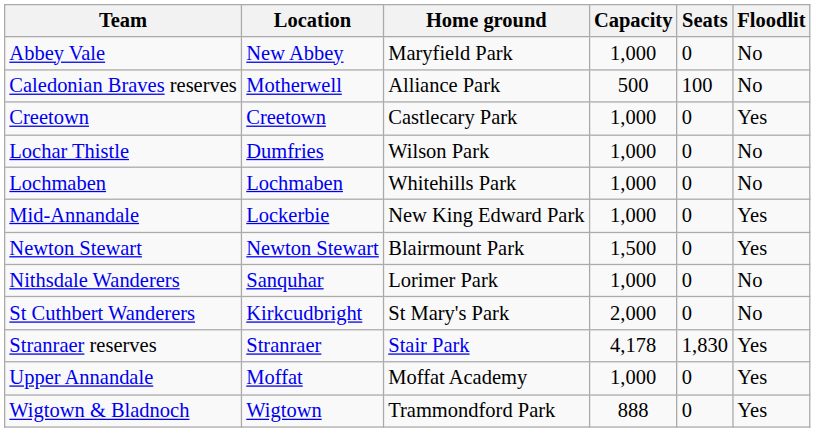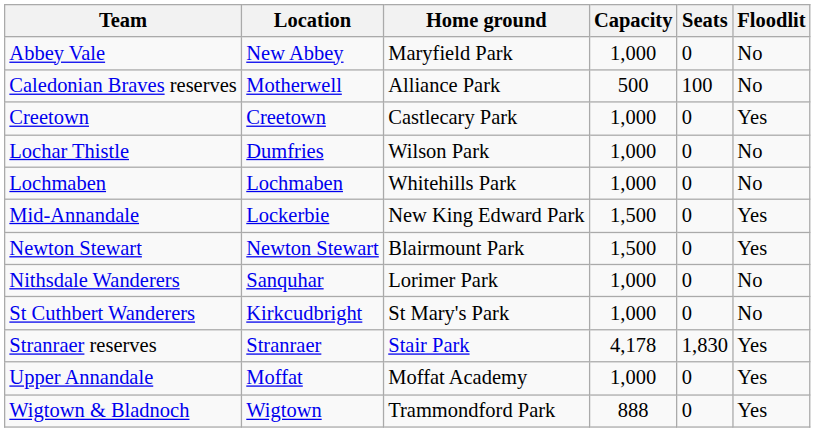(633, 215) 1,000 -> (633, 215) 1,500
(633, 313) 2,000 -> (633, 313) 1,000
